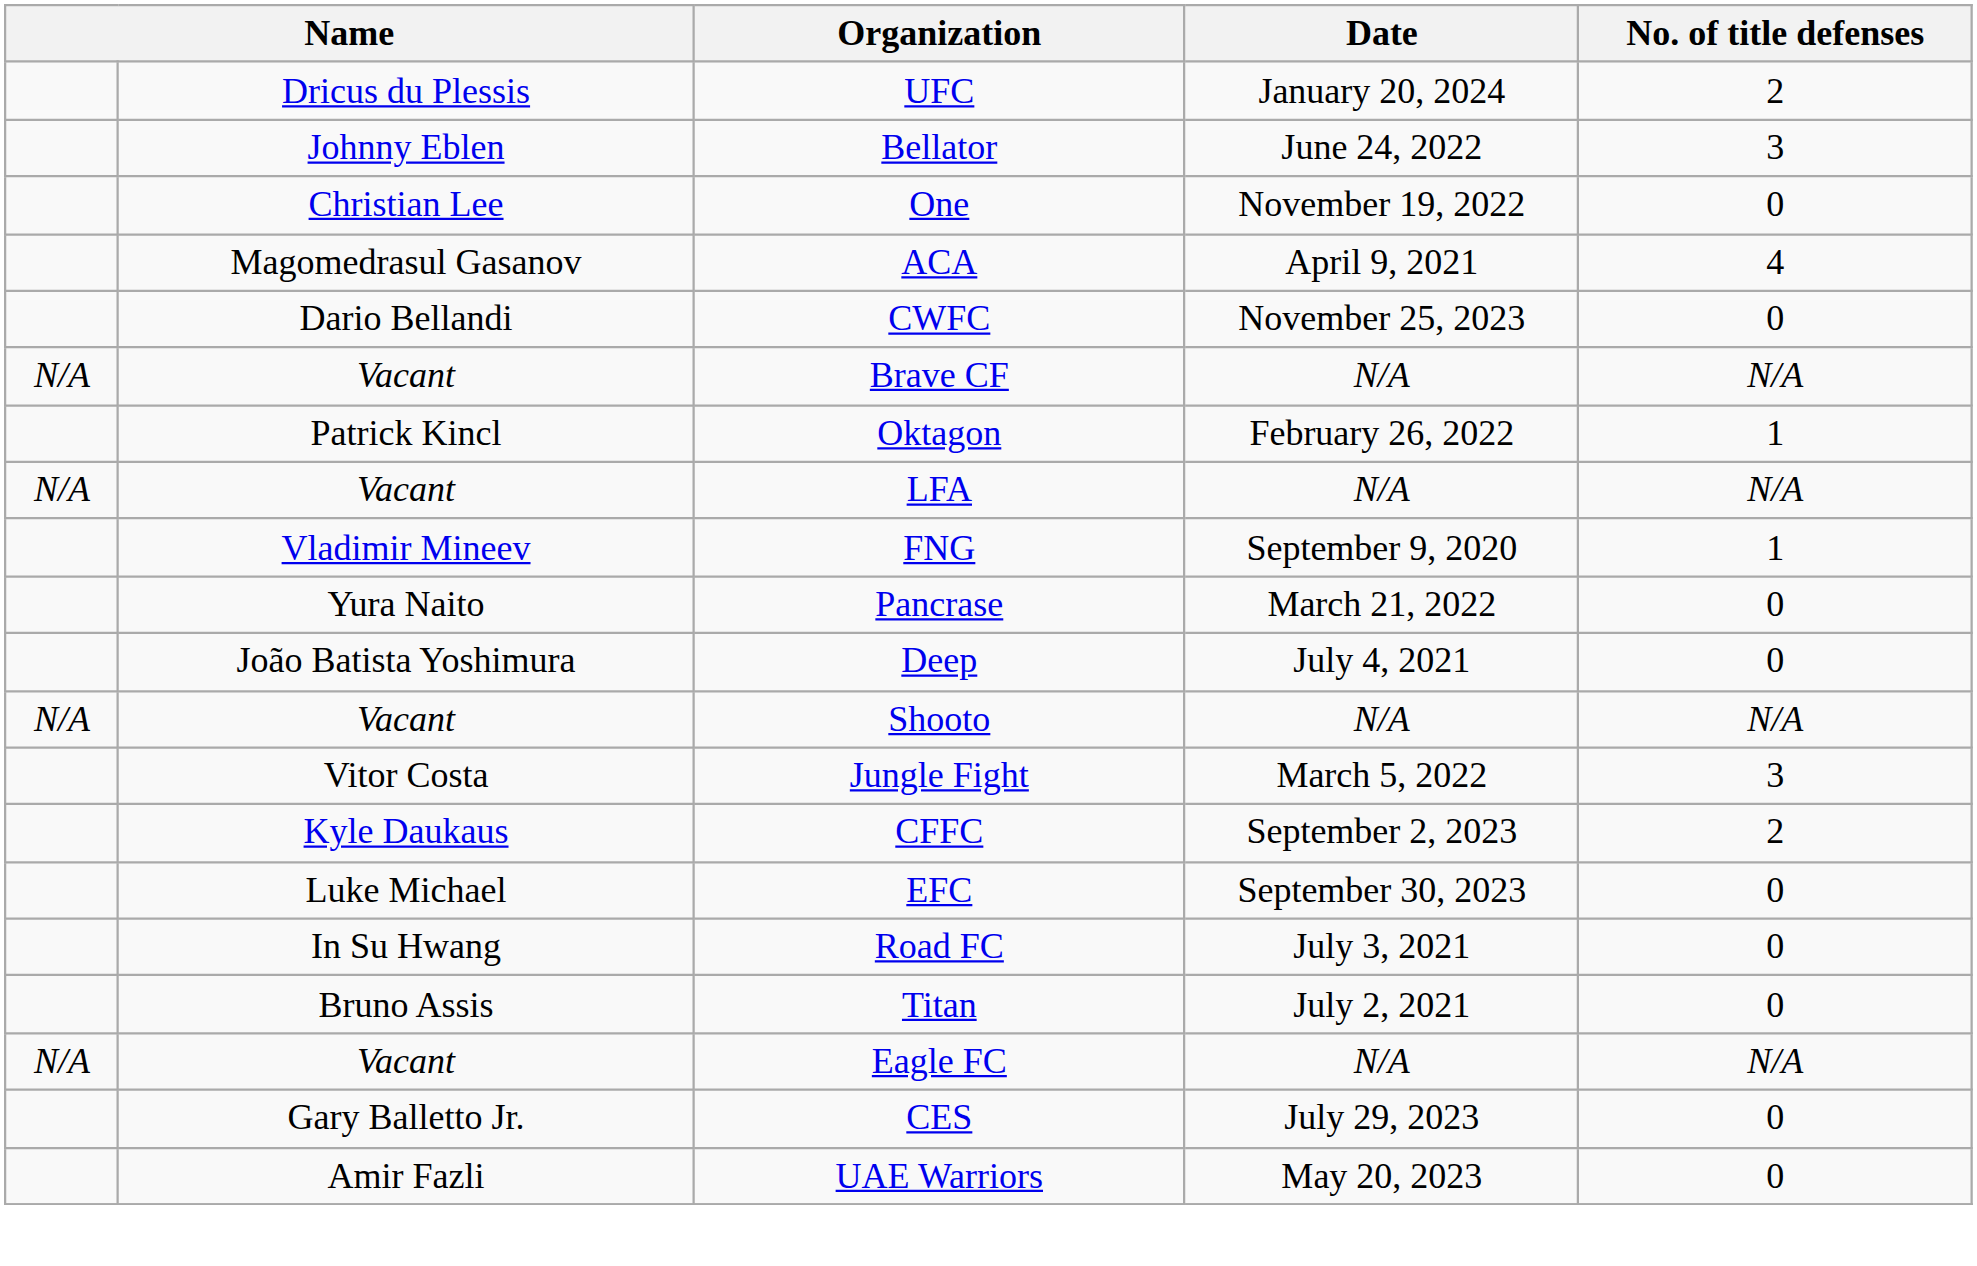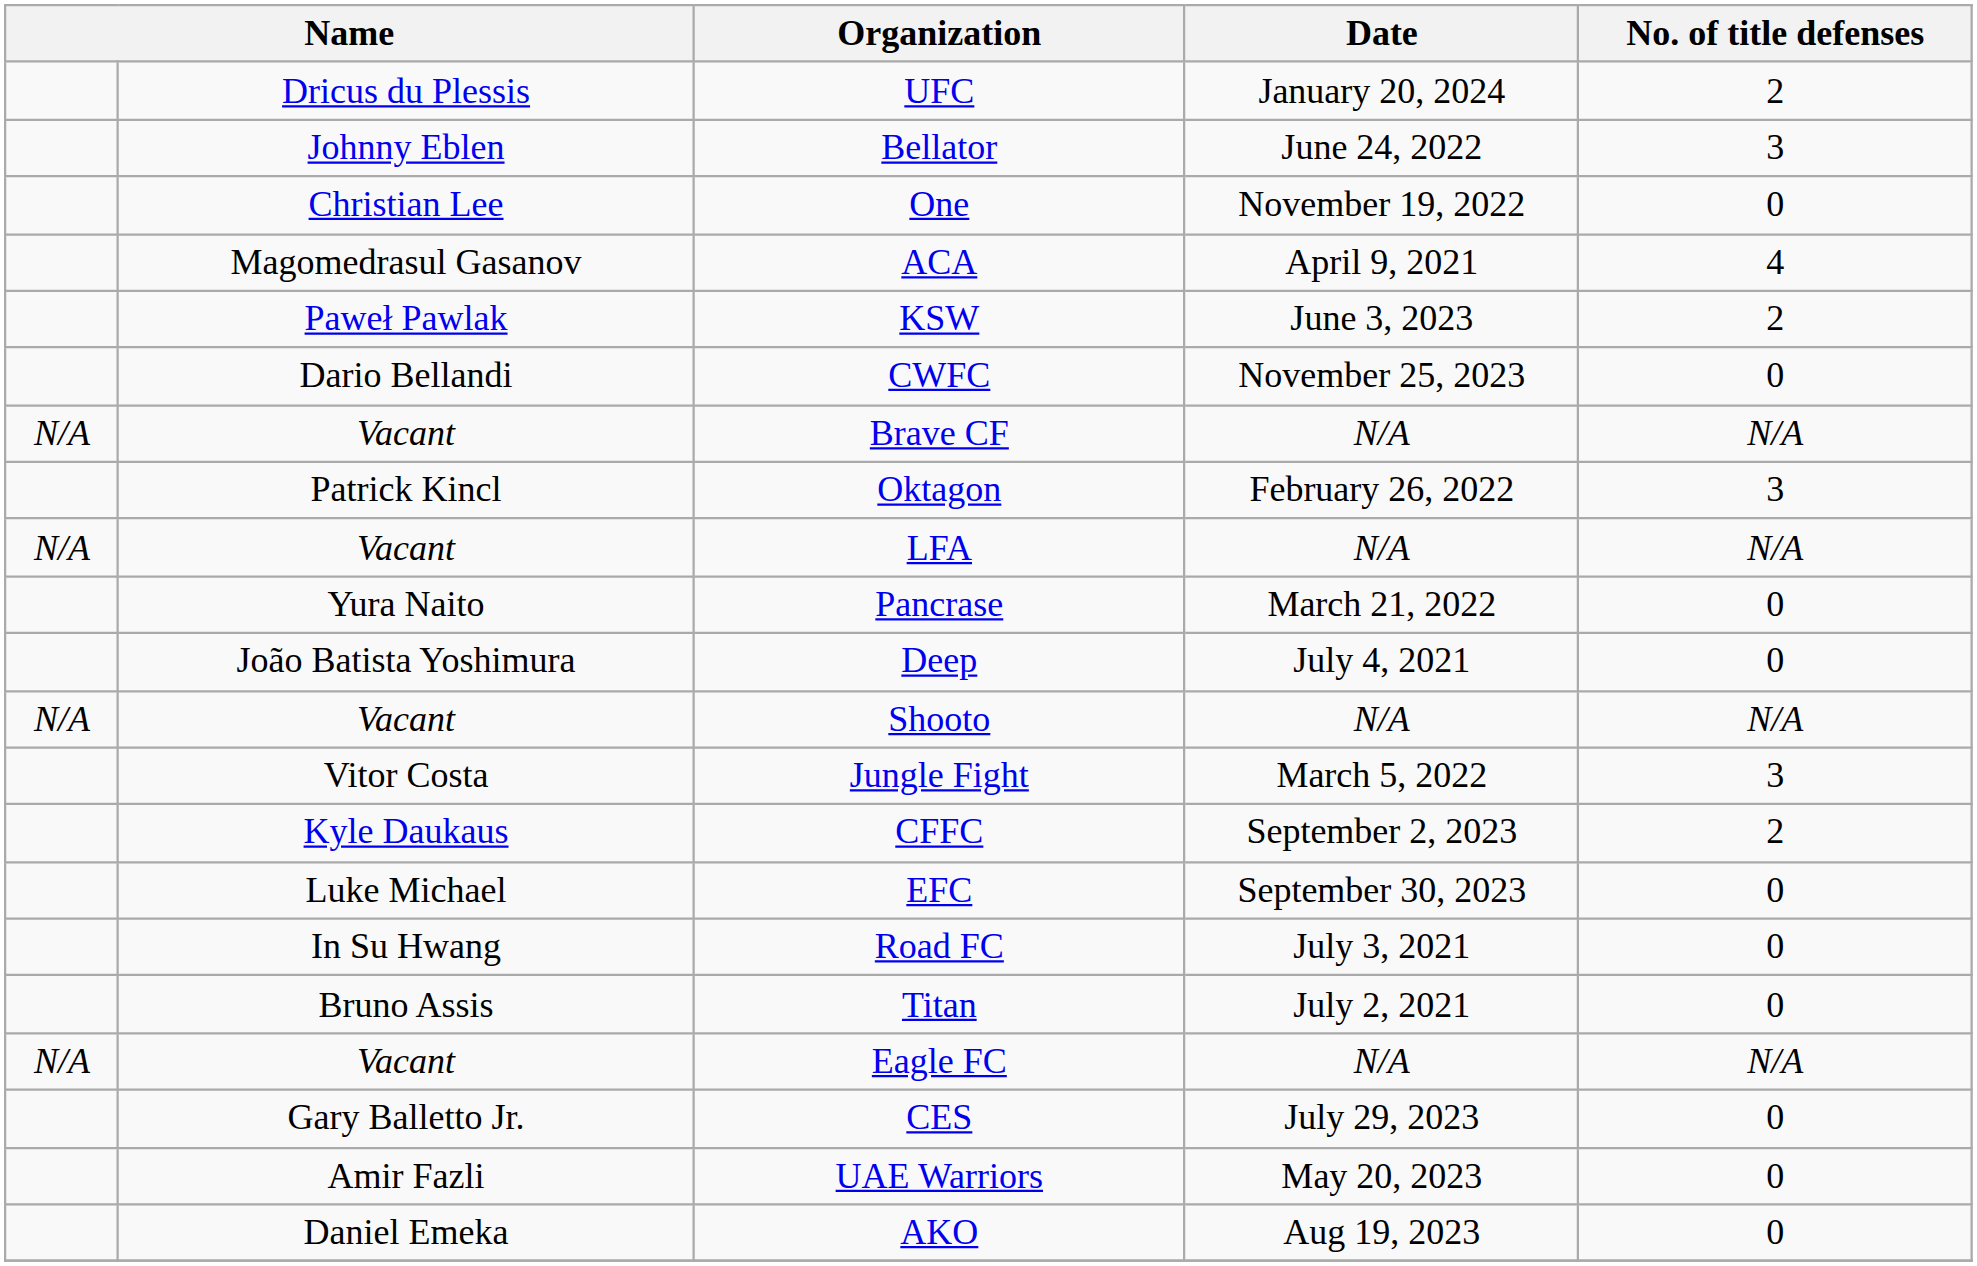+ row: (939, 318)
(1775, 432) 1 -> (1775, 489) 3
- row: (939, 546)
+ row: (939, 1232)
